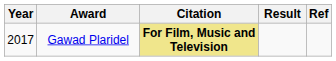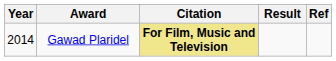(21, 39) 2017 -> (21, 39) 2014
